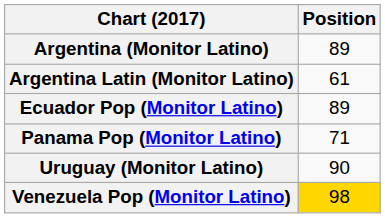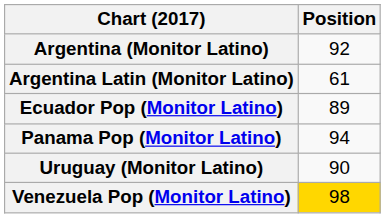(339, 49) 89 -> (339, 49) 92
(339, 138) 71 -> (339, 138) 94
